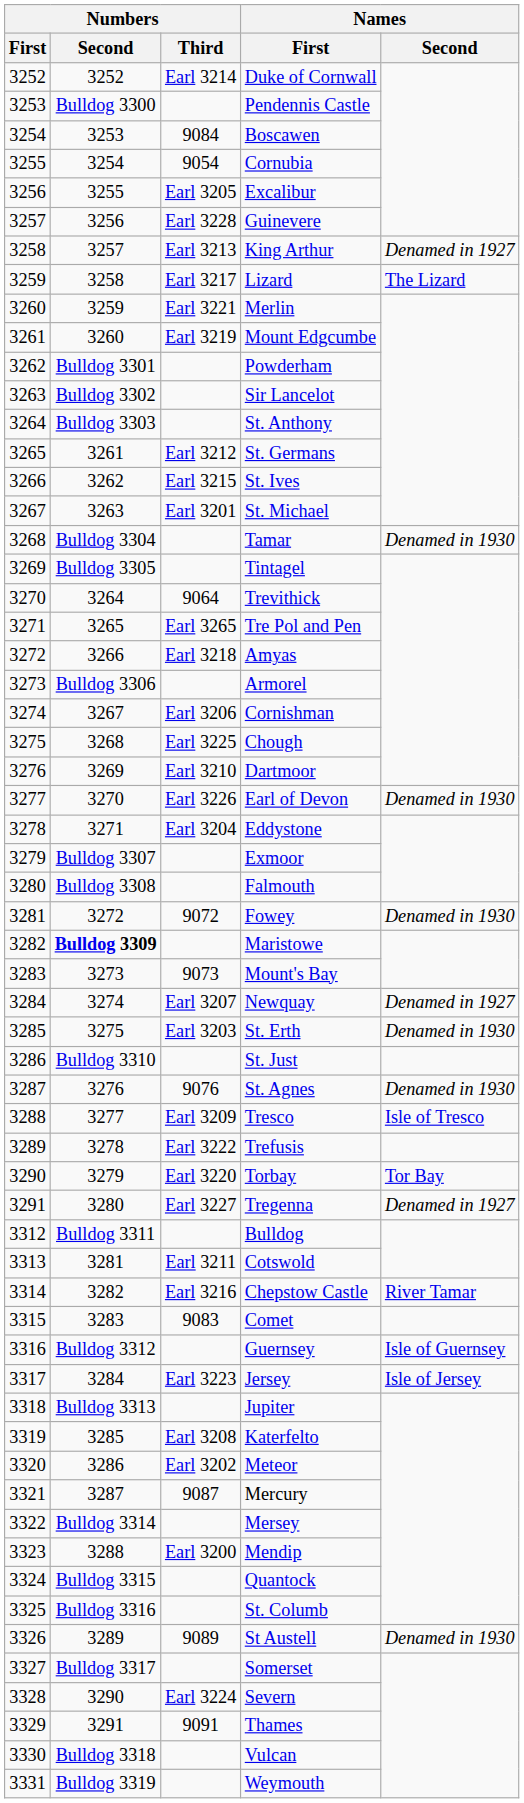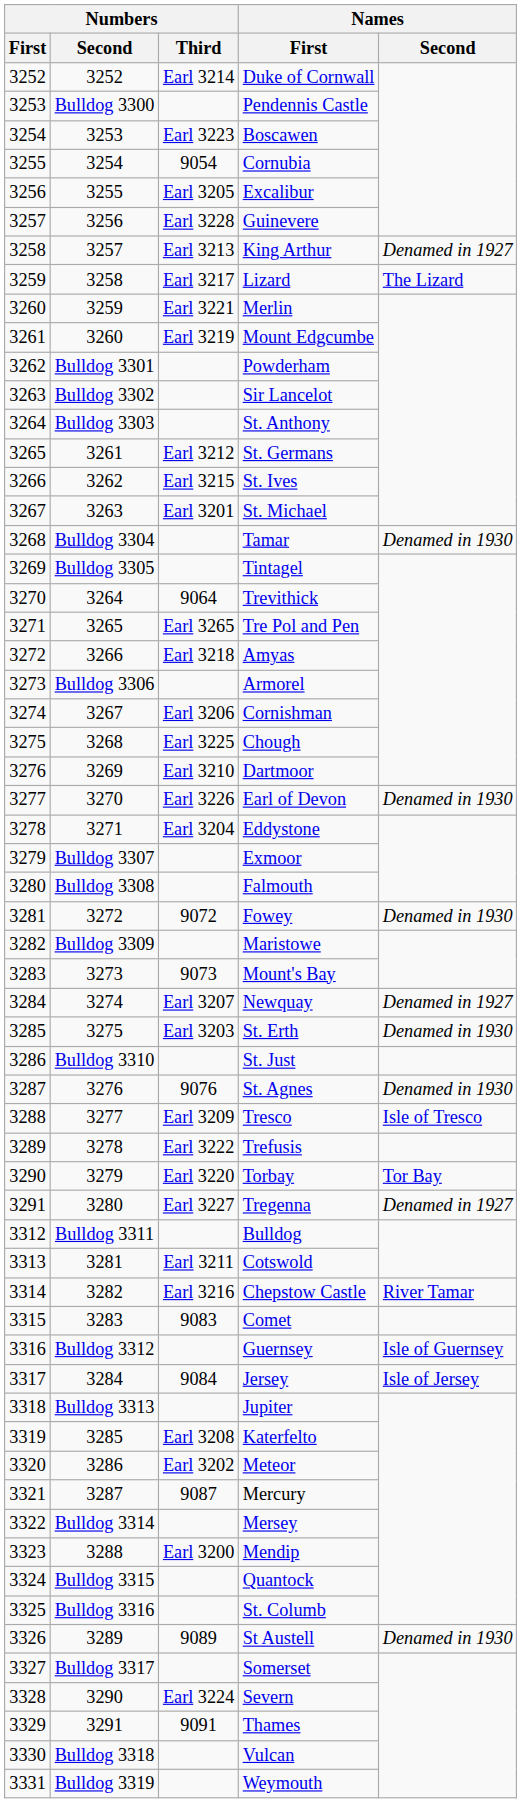(201, 134) 9084 -> (199, 134) Earl 3223
(106, 944) bold -> (105, 944) normal
(201, 1378) Earl 3223 -> (199, 1378) 9084
